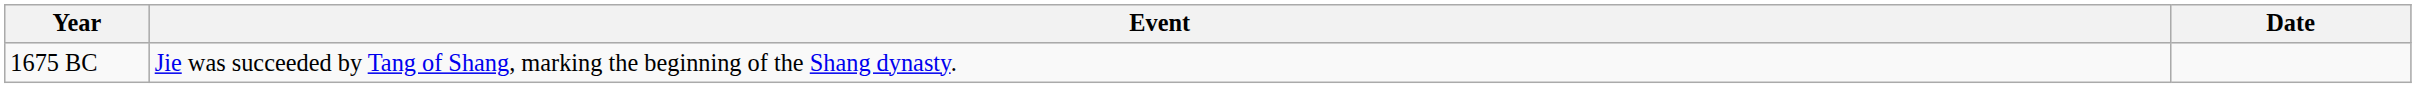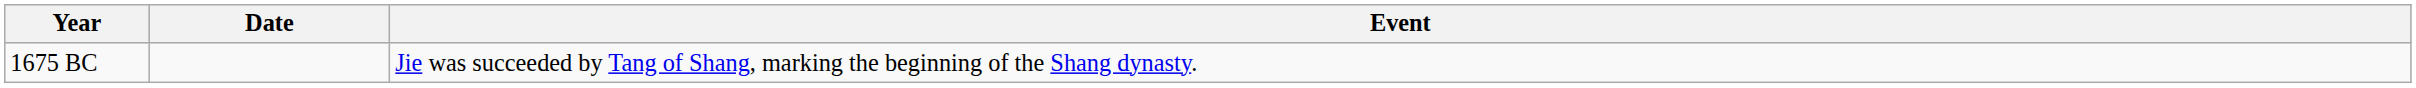columns swapped: (2291, 23) <-> (1160, 23)
